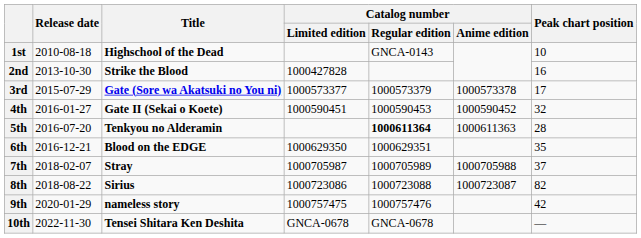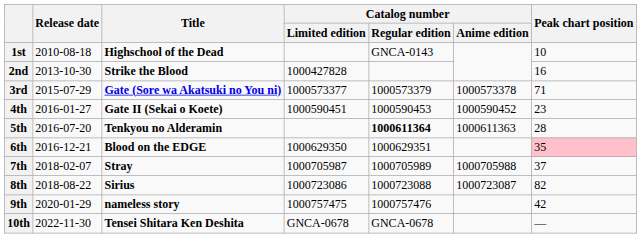(540, 90) 17 -> (540, 90) 71
(540, 109) 32 -> (540, 109) 23
(540, 147) no background -> (540, 147) pink background
